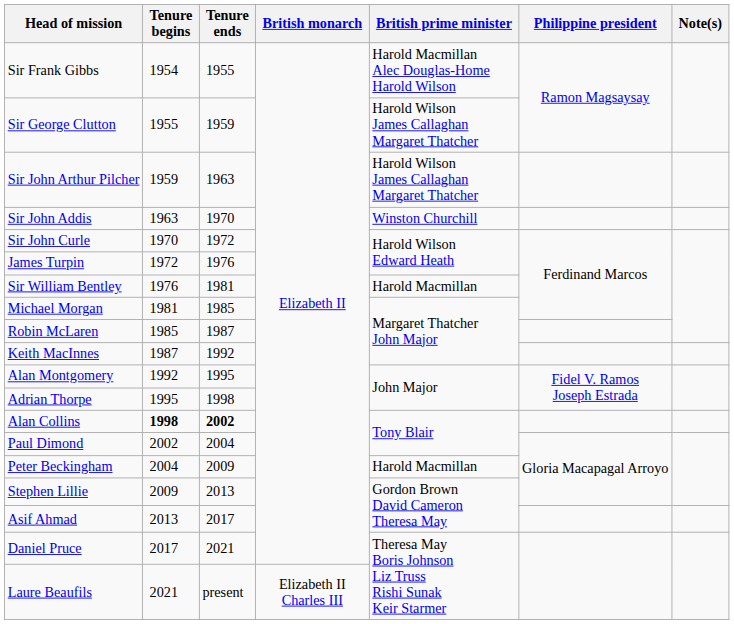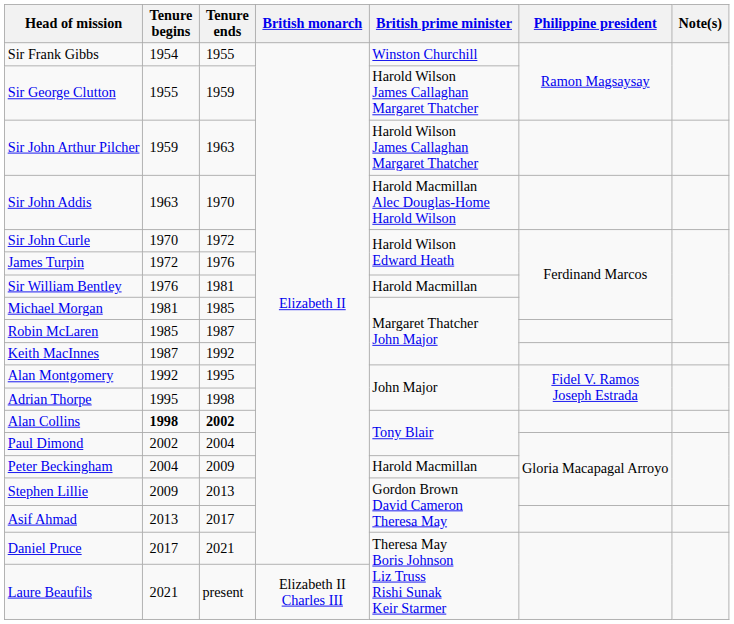(431, 70) Harold Macmillan Alec Douglas-Home Harold Wilson -> (425, 54) Winston Churchill
(425, 218) Winston Churchill -> (431, 202) Harold Macmillan Alec Douglas-Home Harold Wilson
